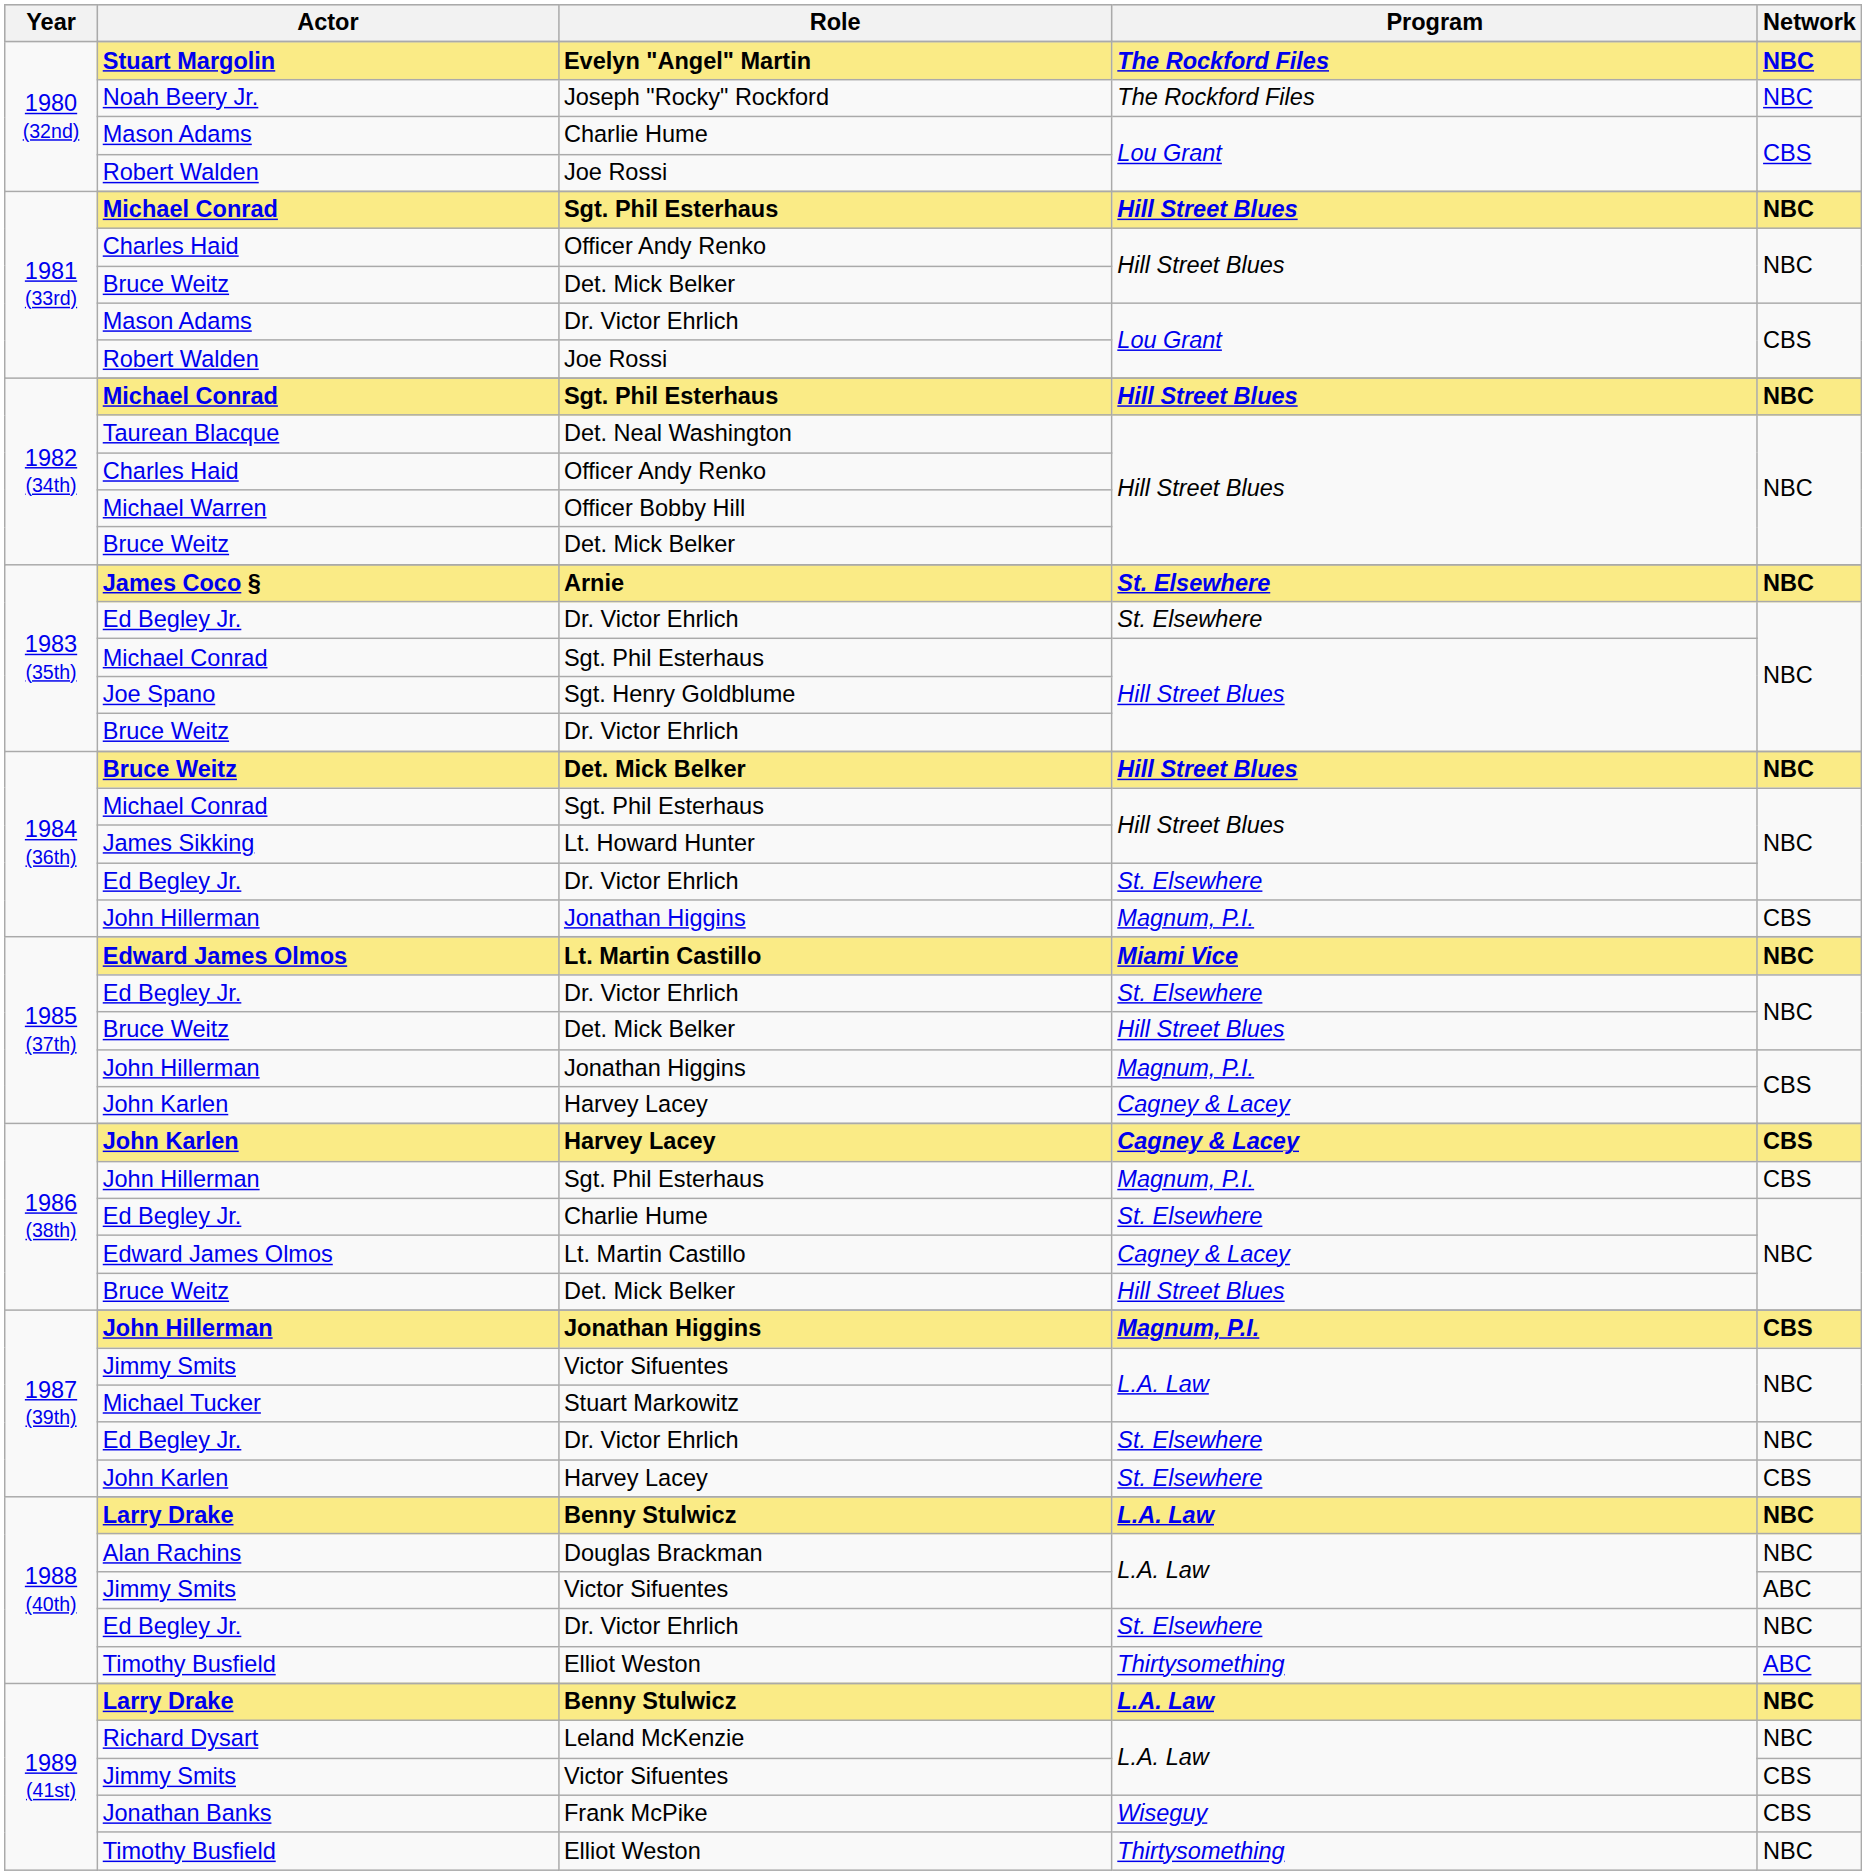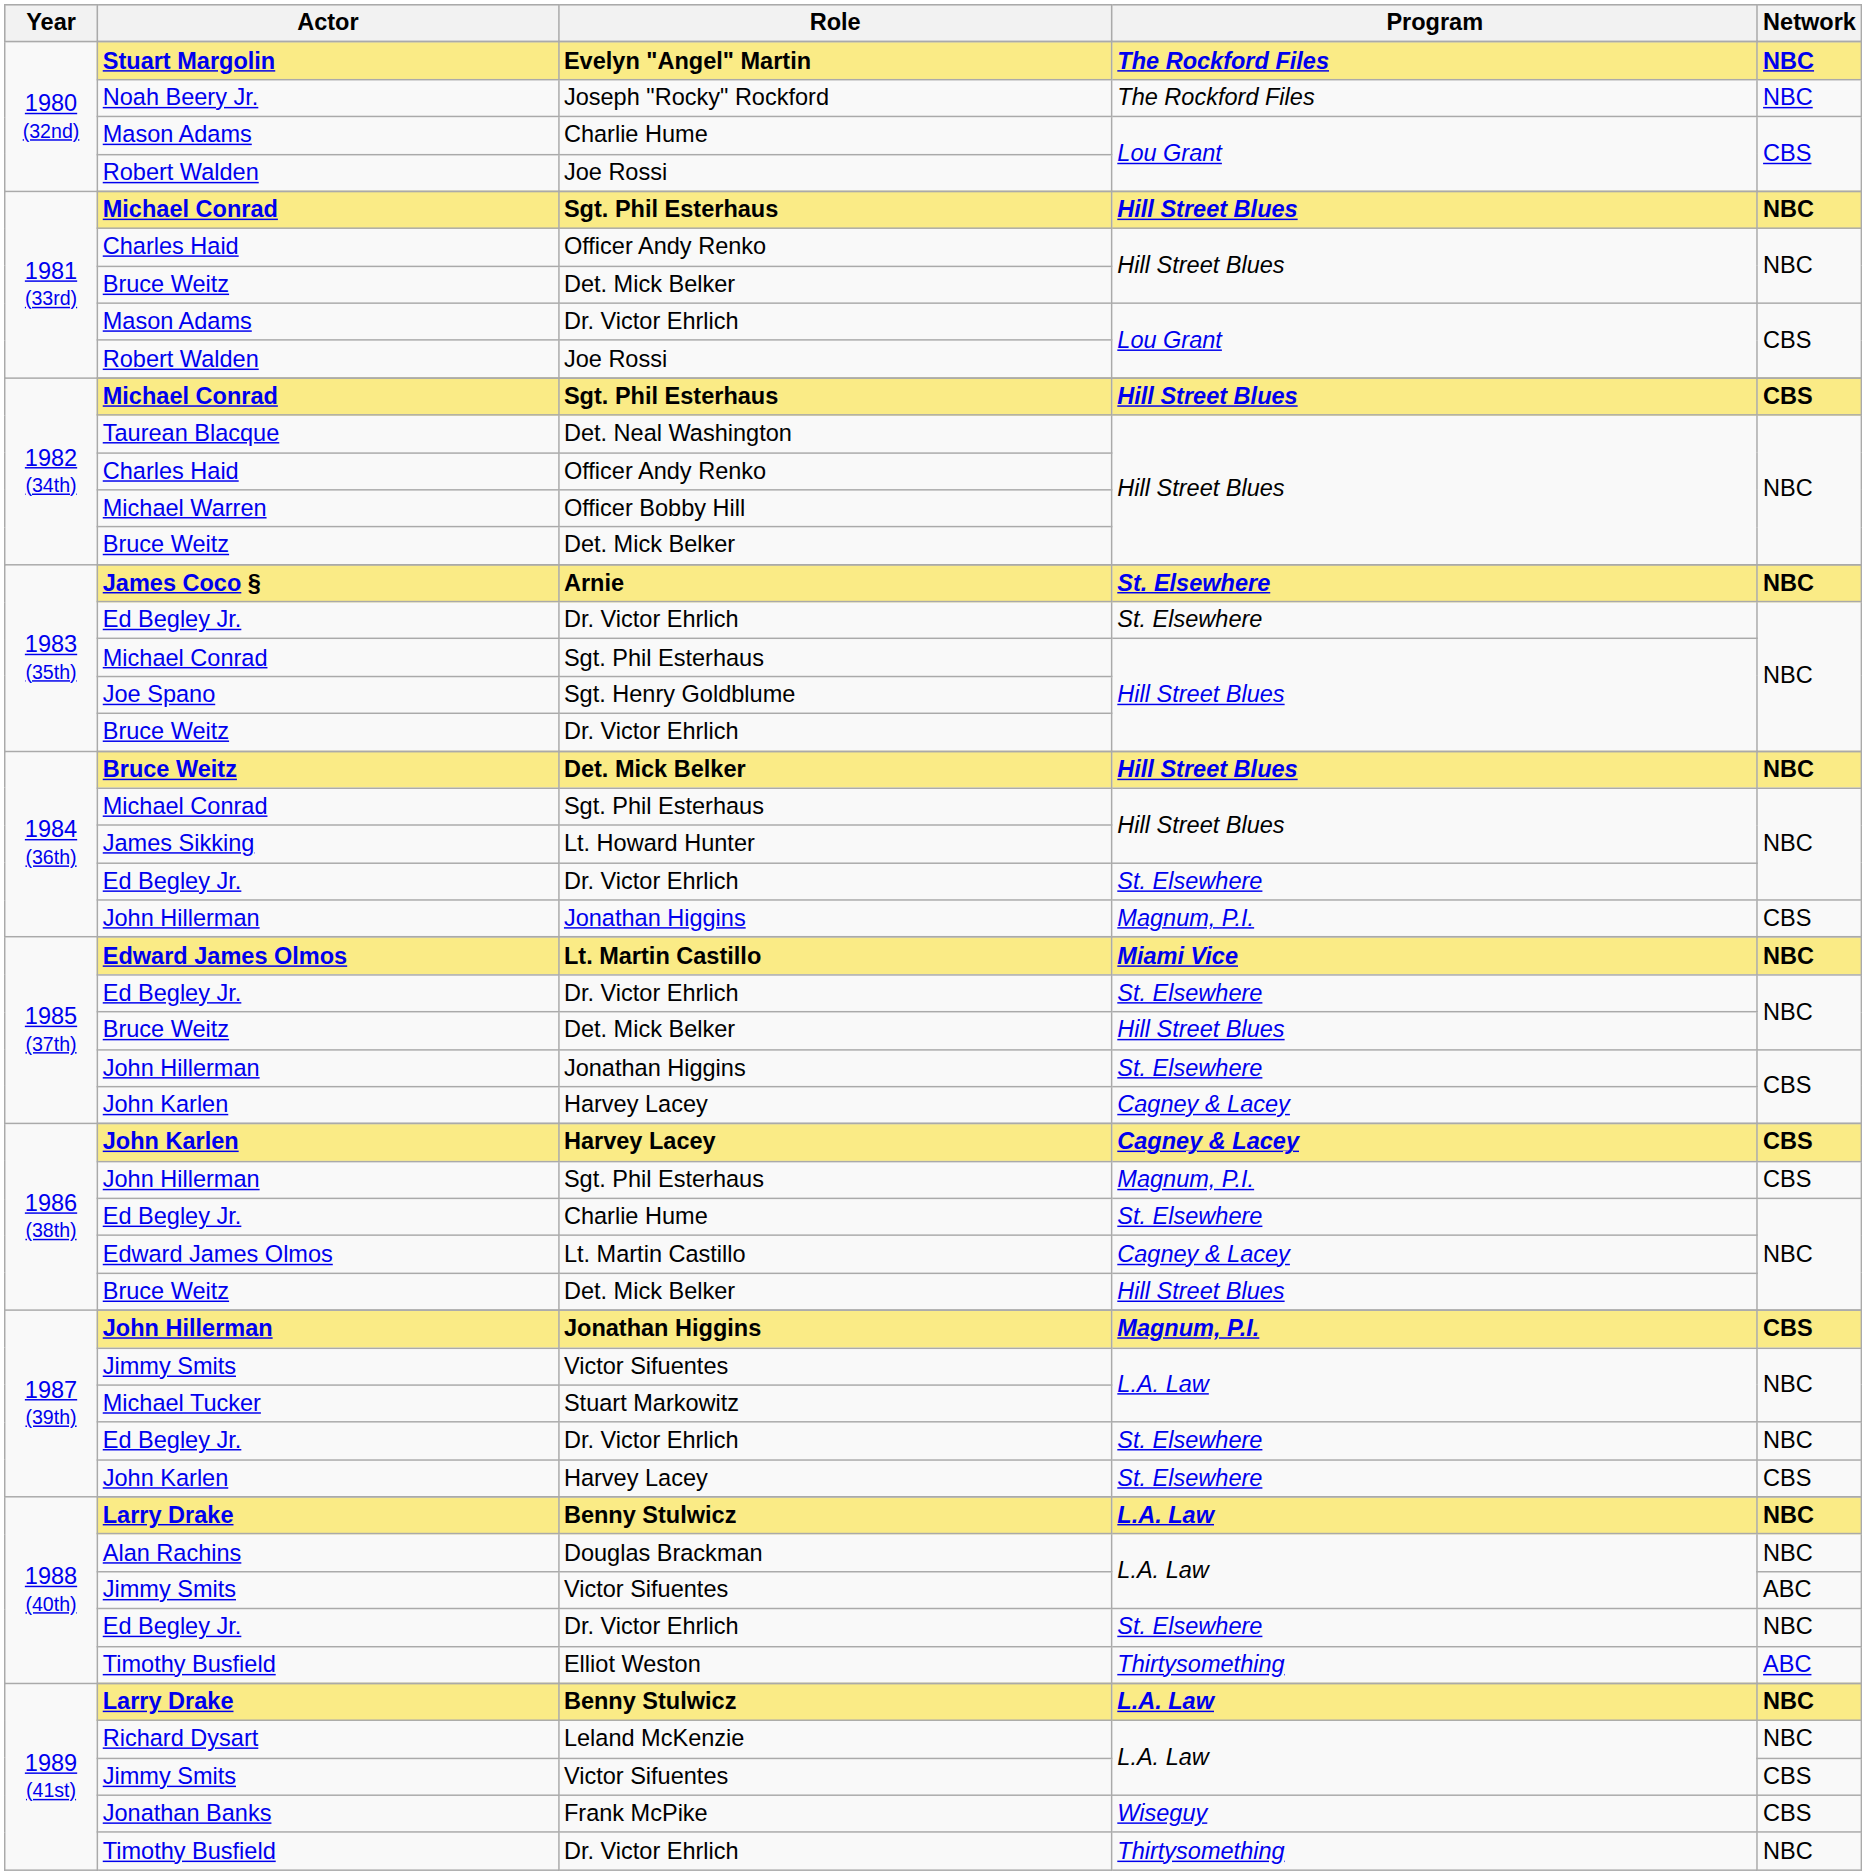(1789, 396) NBC -> (1788, 396) CBS
(1186, 1067) Magnum, P.I. -> (1190, 1067) St. Elsewhere
(632, 1850) Elliot Weston -> (651, 1850) Dr. Victor Ehrlich
